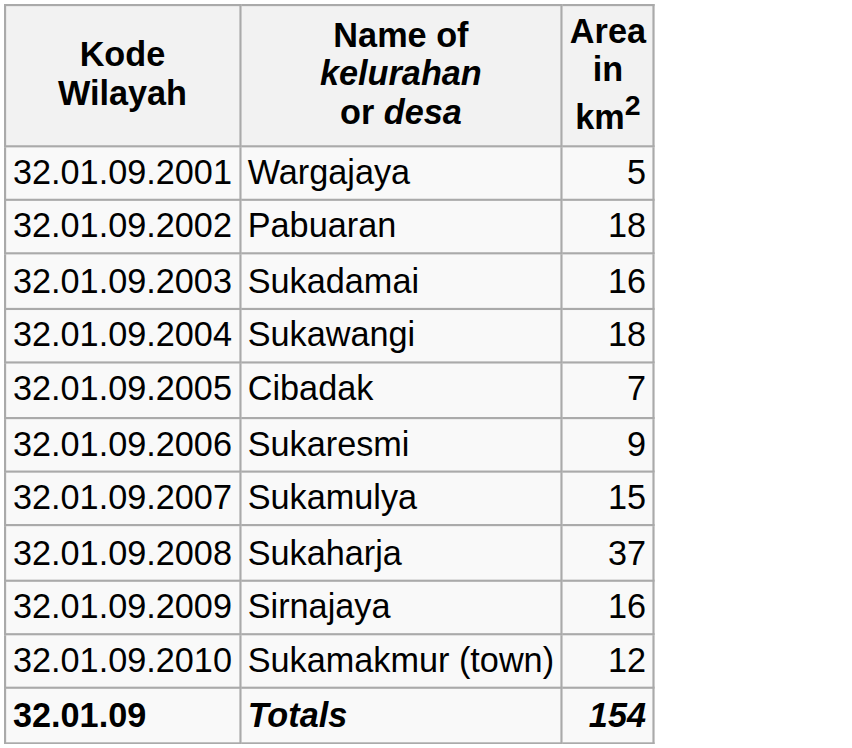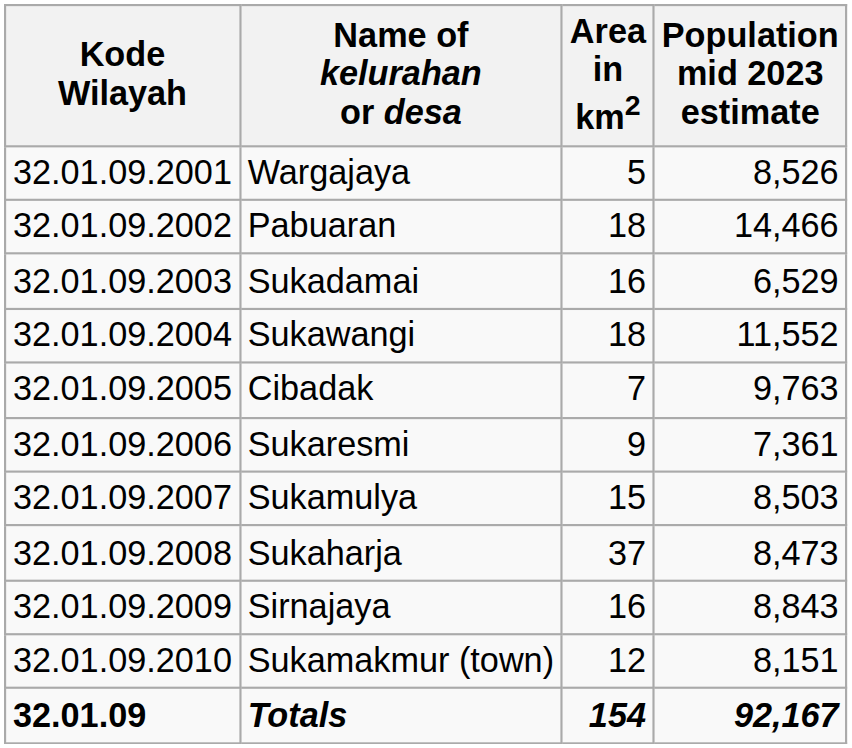+ column: (750, 74)
